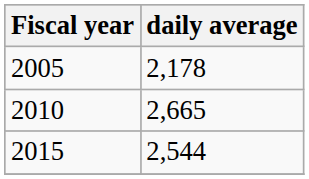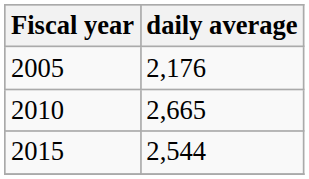(176, 67) 2,178 -> (176, 67) 2,176
